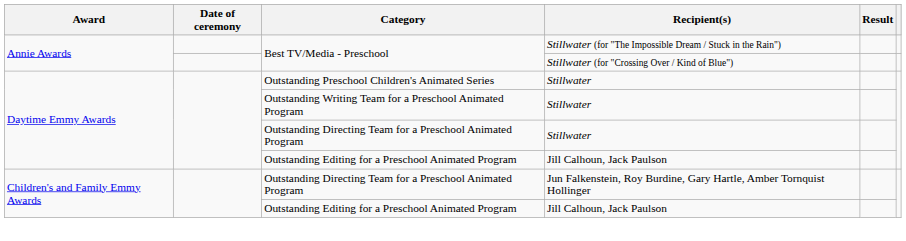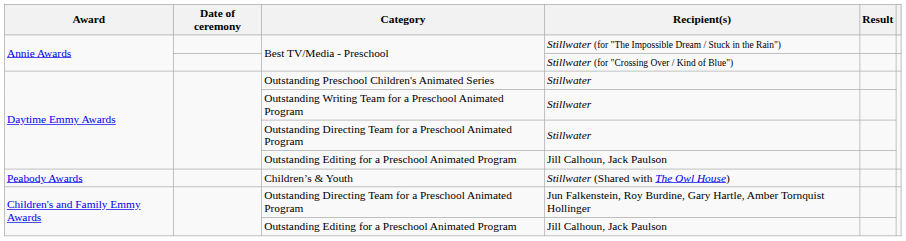+ row: (309, 177)
